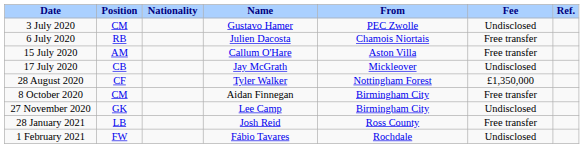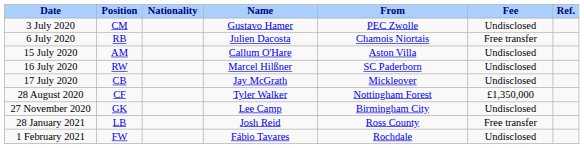(510, 53) Free transfer -> (510, 53) Undisclosed
+ row: (51, 67)
- row: (51, 94)
